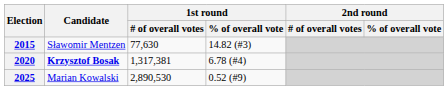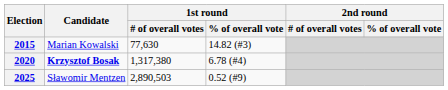(86, 45) Sławomir Mentzen -> (83, 45) Marian Kowalski
(151, 61) 1,317,381 -> (151, 61) 1,317,380
(83, 77) Marian Kowalski -> (86, 77) Sławomir Mentzen
(151, 77) 2,890,530 -> (151, 77) 2,890,503
